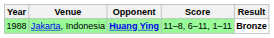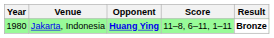(17, 26) 1988 -> (17, 26) 1980
